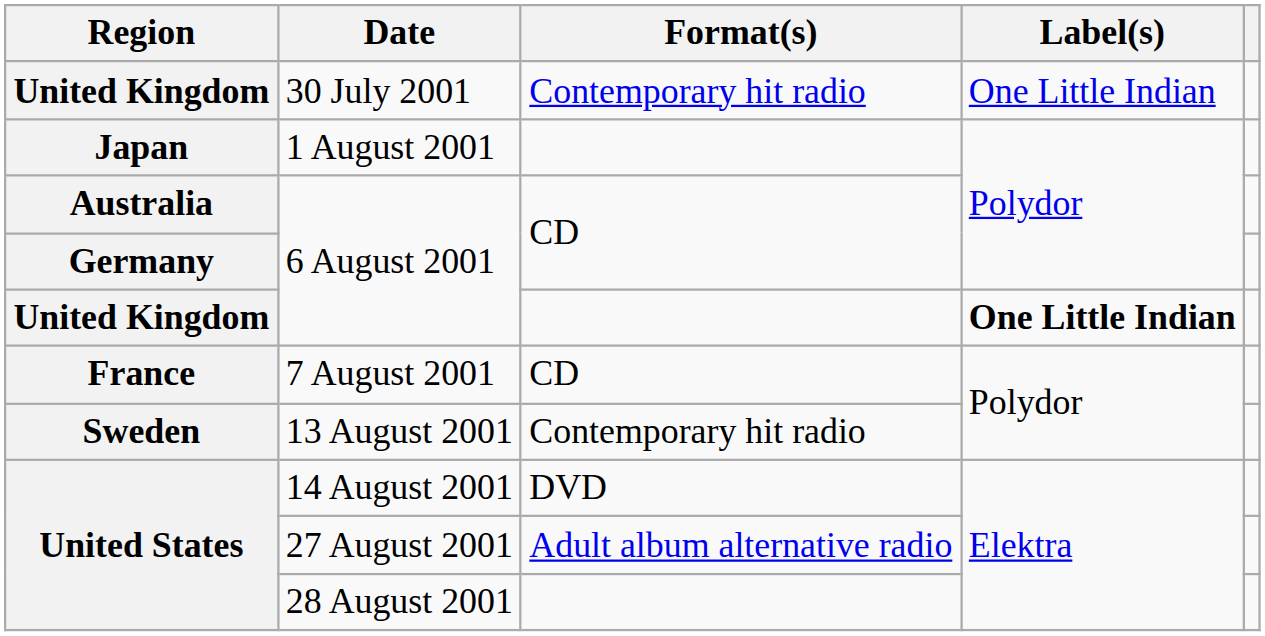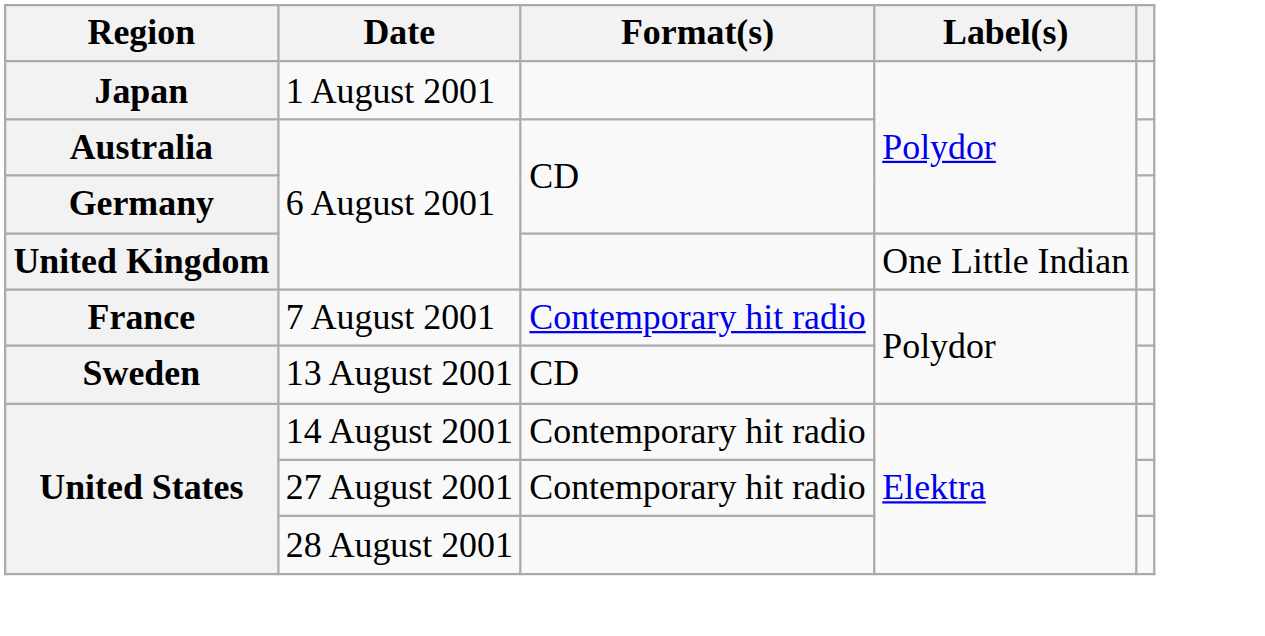- row: (141, 89)
(1102, 317) bold -> (1006, 260) normal
(554, 373) CD -> (698, 317) Contemporary hit radio
(698, 430) Contemporary hit radio -> (554, 373) CD
(568, 487) DVD -> (698, 430) Contemporary hit radio
(741, 544) Adult album alternative radio -> (698, 487) Contemporary hit radio
